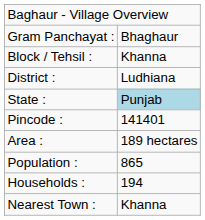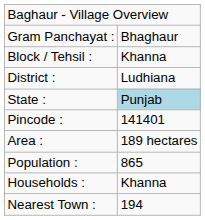(132, 183) 194 -> (144, 183) Khanna
(144, 204) Khanna -> (132, 204) 194
